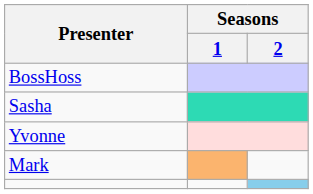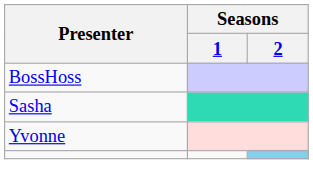- row: (29, 164)
